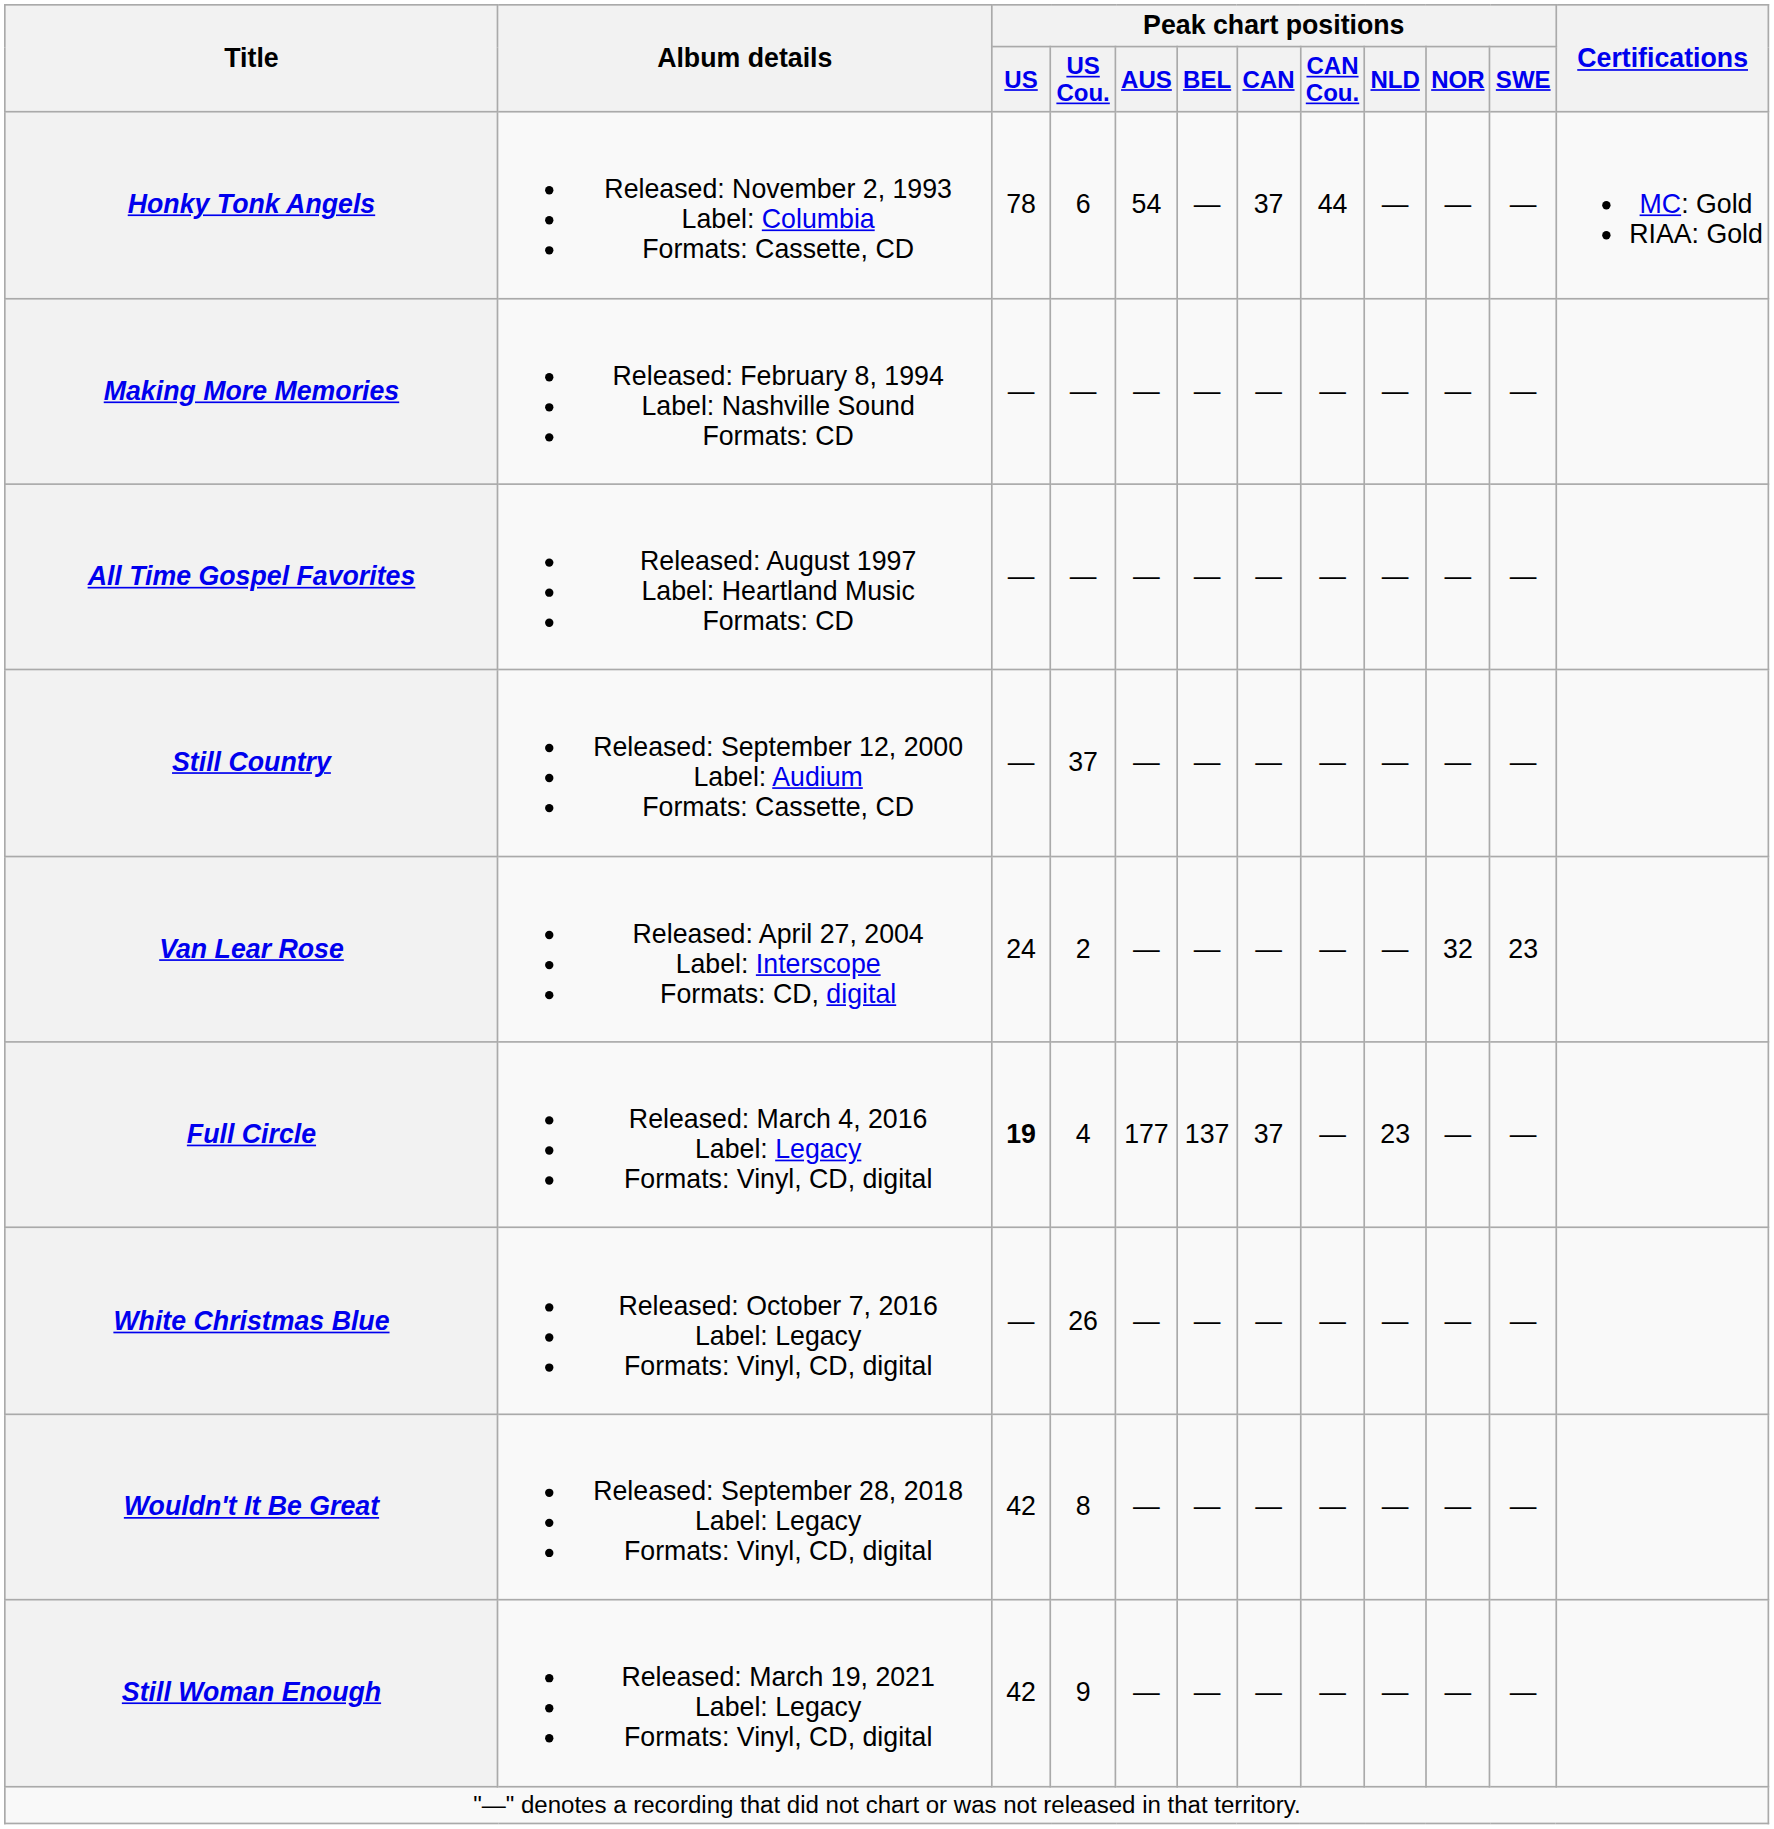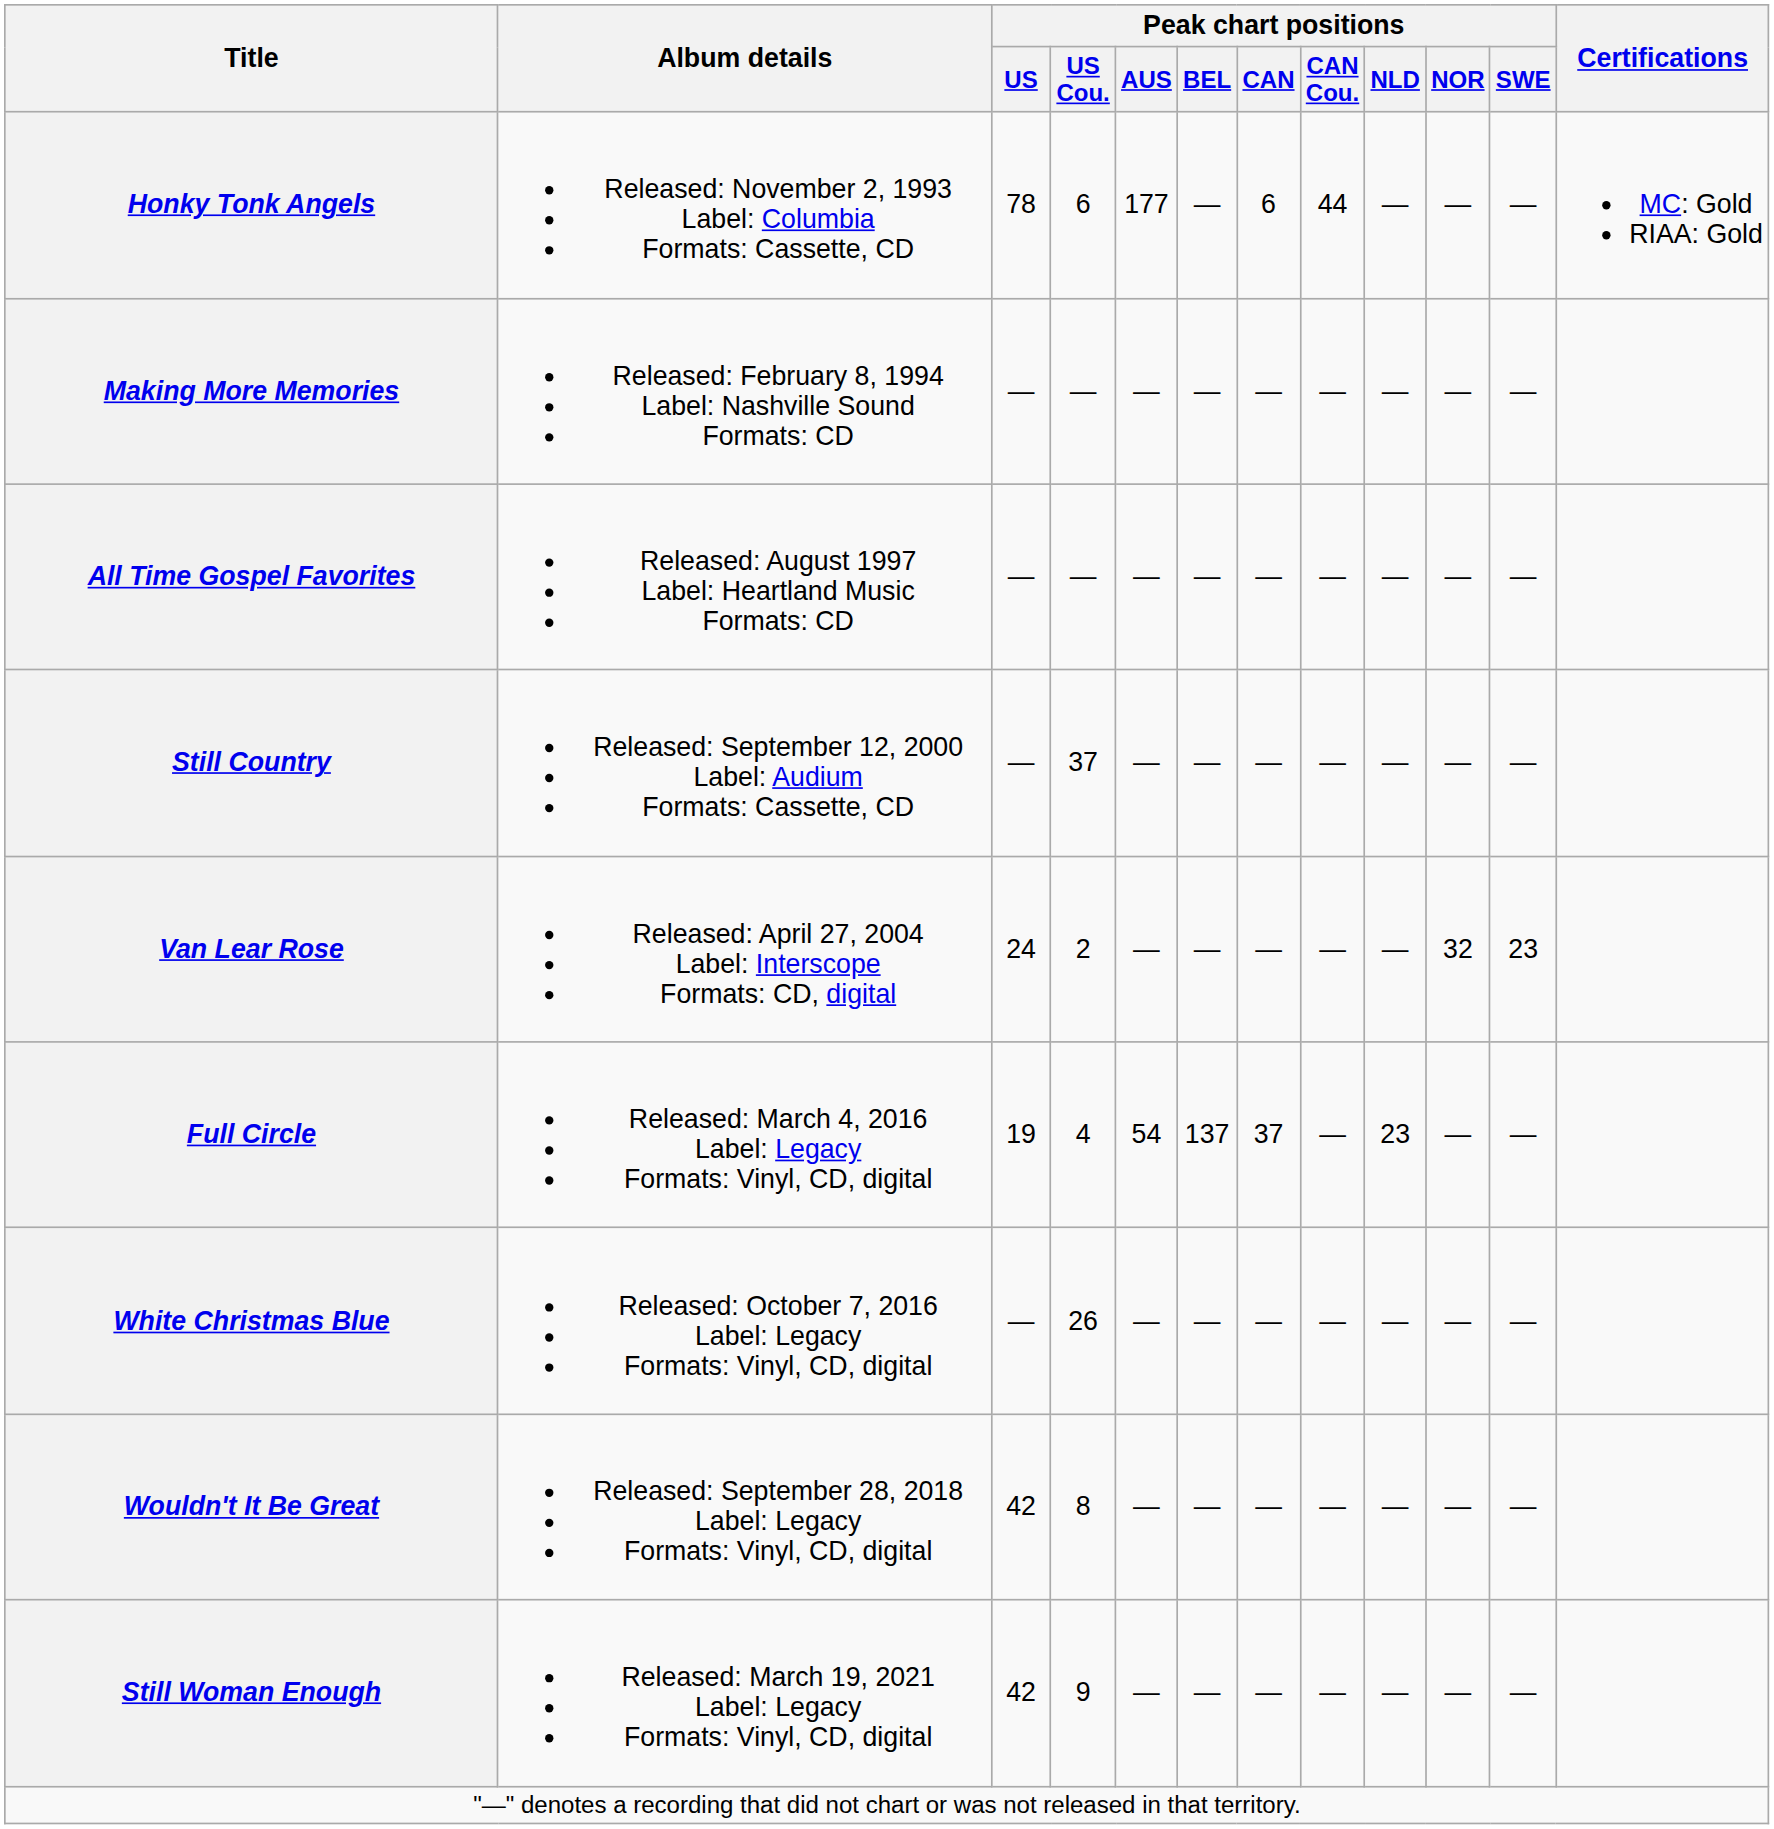(1146, 204) 54 -> (1146, 204) 177
(1268, 204) 37 -> (1269, 204) 6
(1021, 1134) bold -> (1021, 1134) normal
(1146, 1134) 177 -> (1146, 1134) 54
